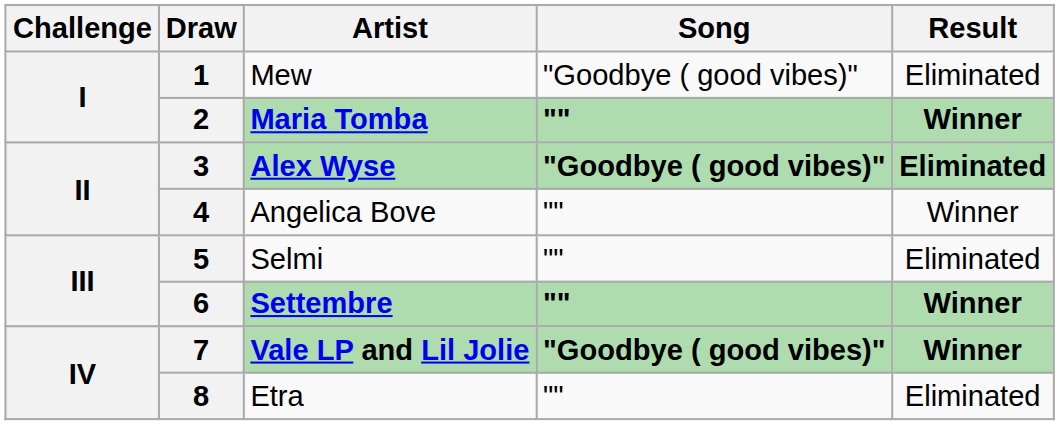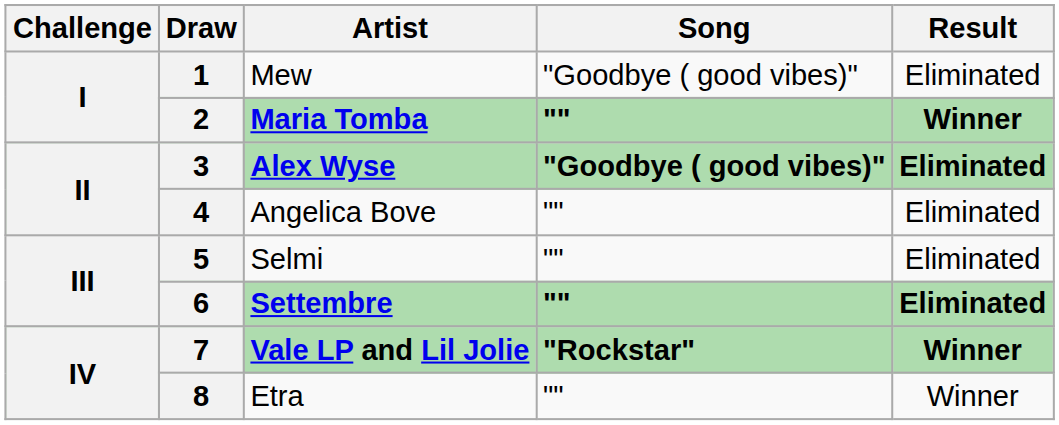(973, 212) Winner -> (973, 212) Eliminated
(973, 304) Winner -> (973, 304) Eliminated
(714, 350) "Goodbye ( good vibes)" -> (619, 350) "Rockstar"
(973, 396) Eliminated -> (973, 396) Winner
